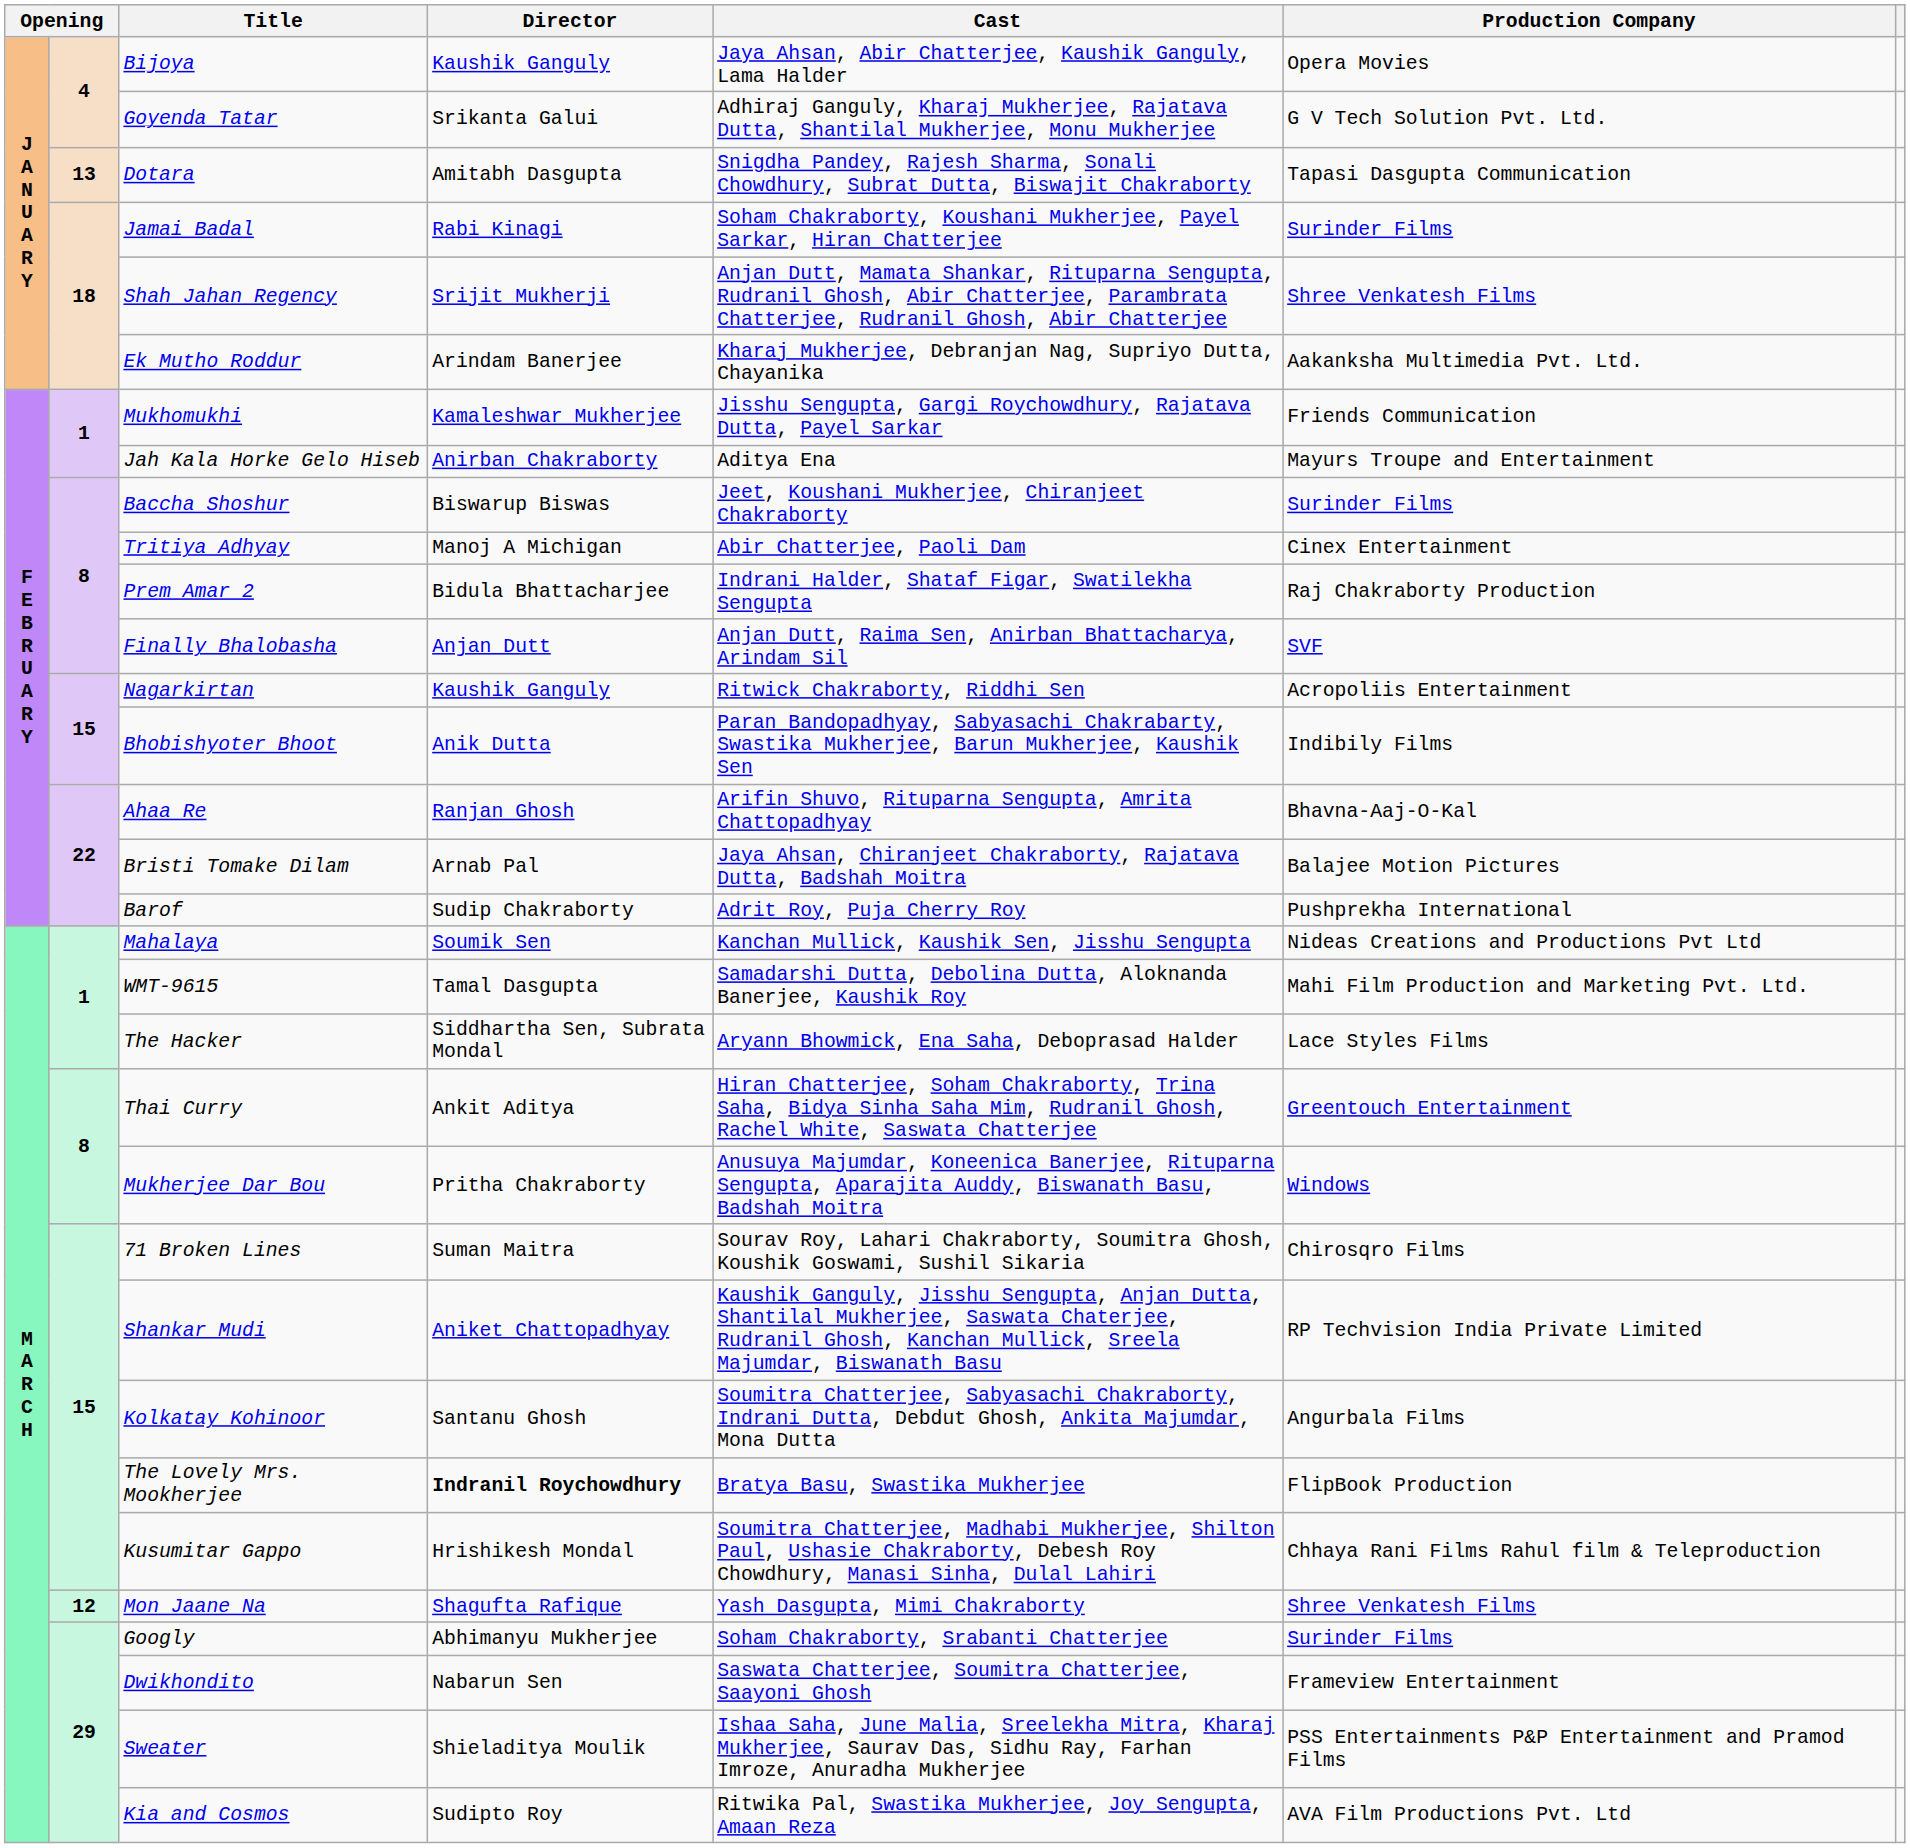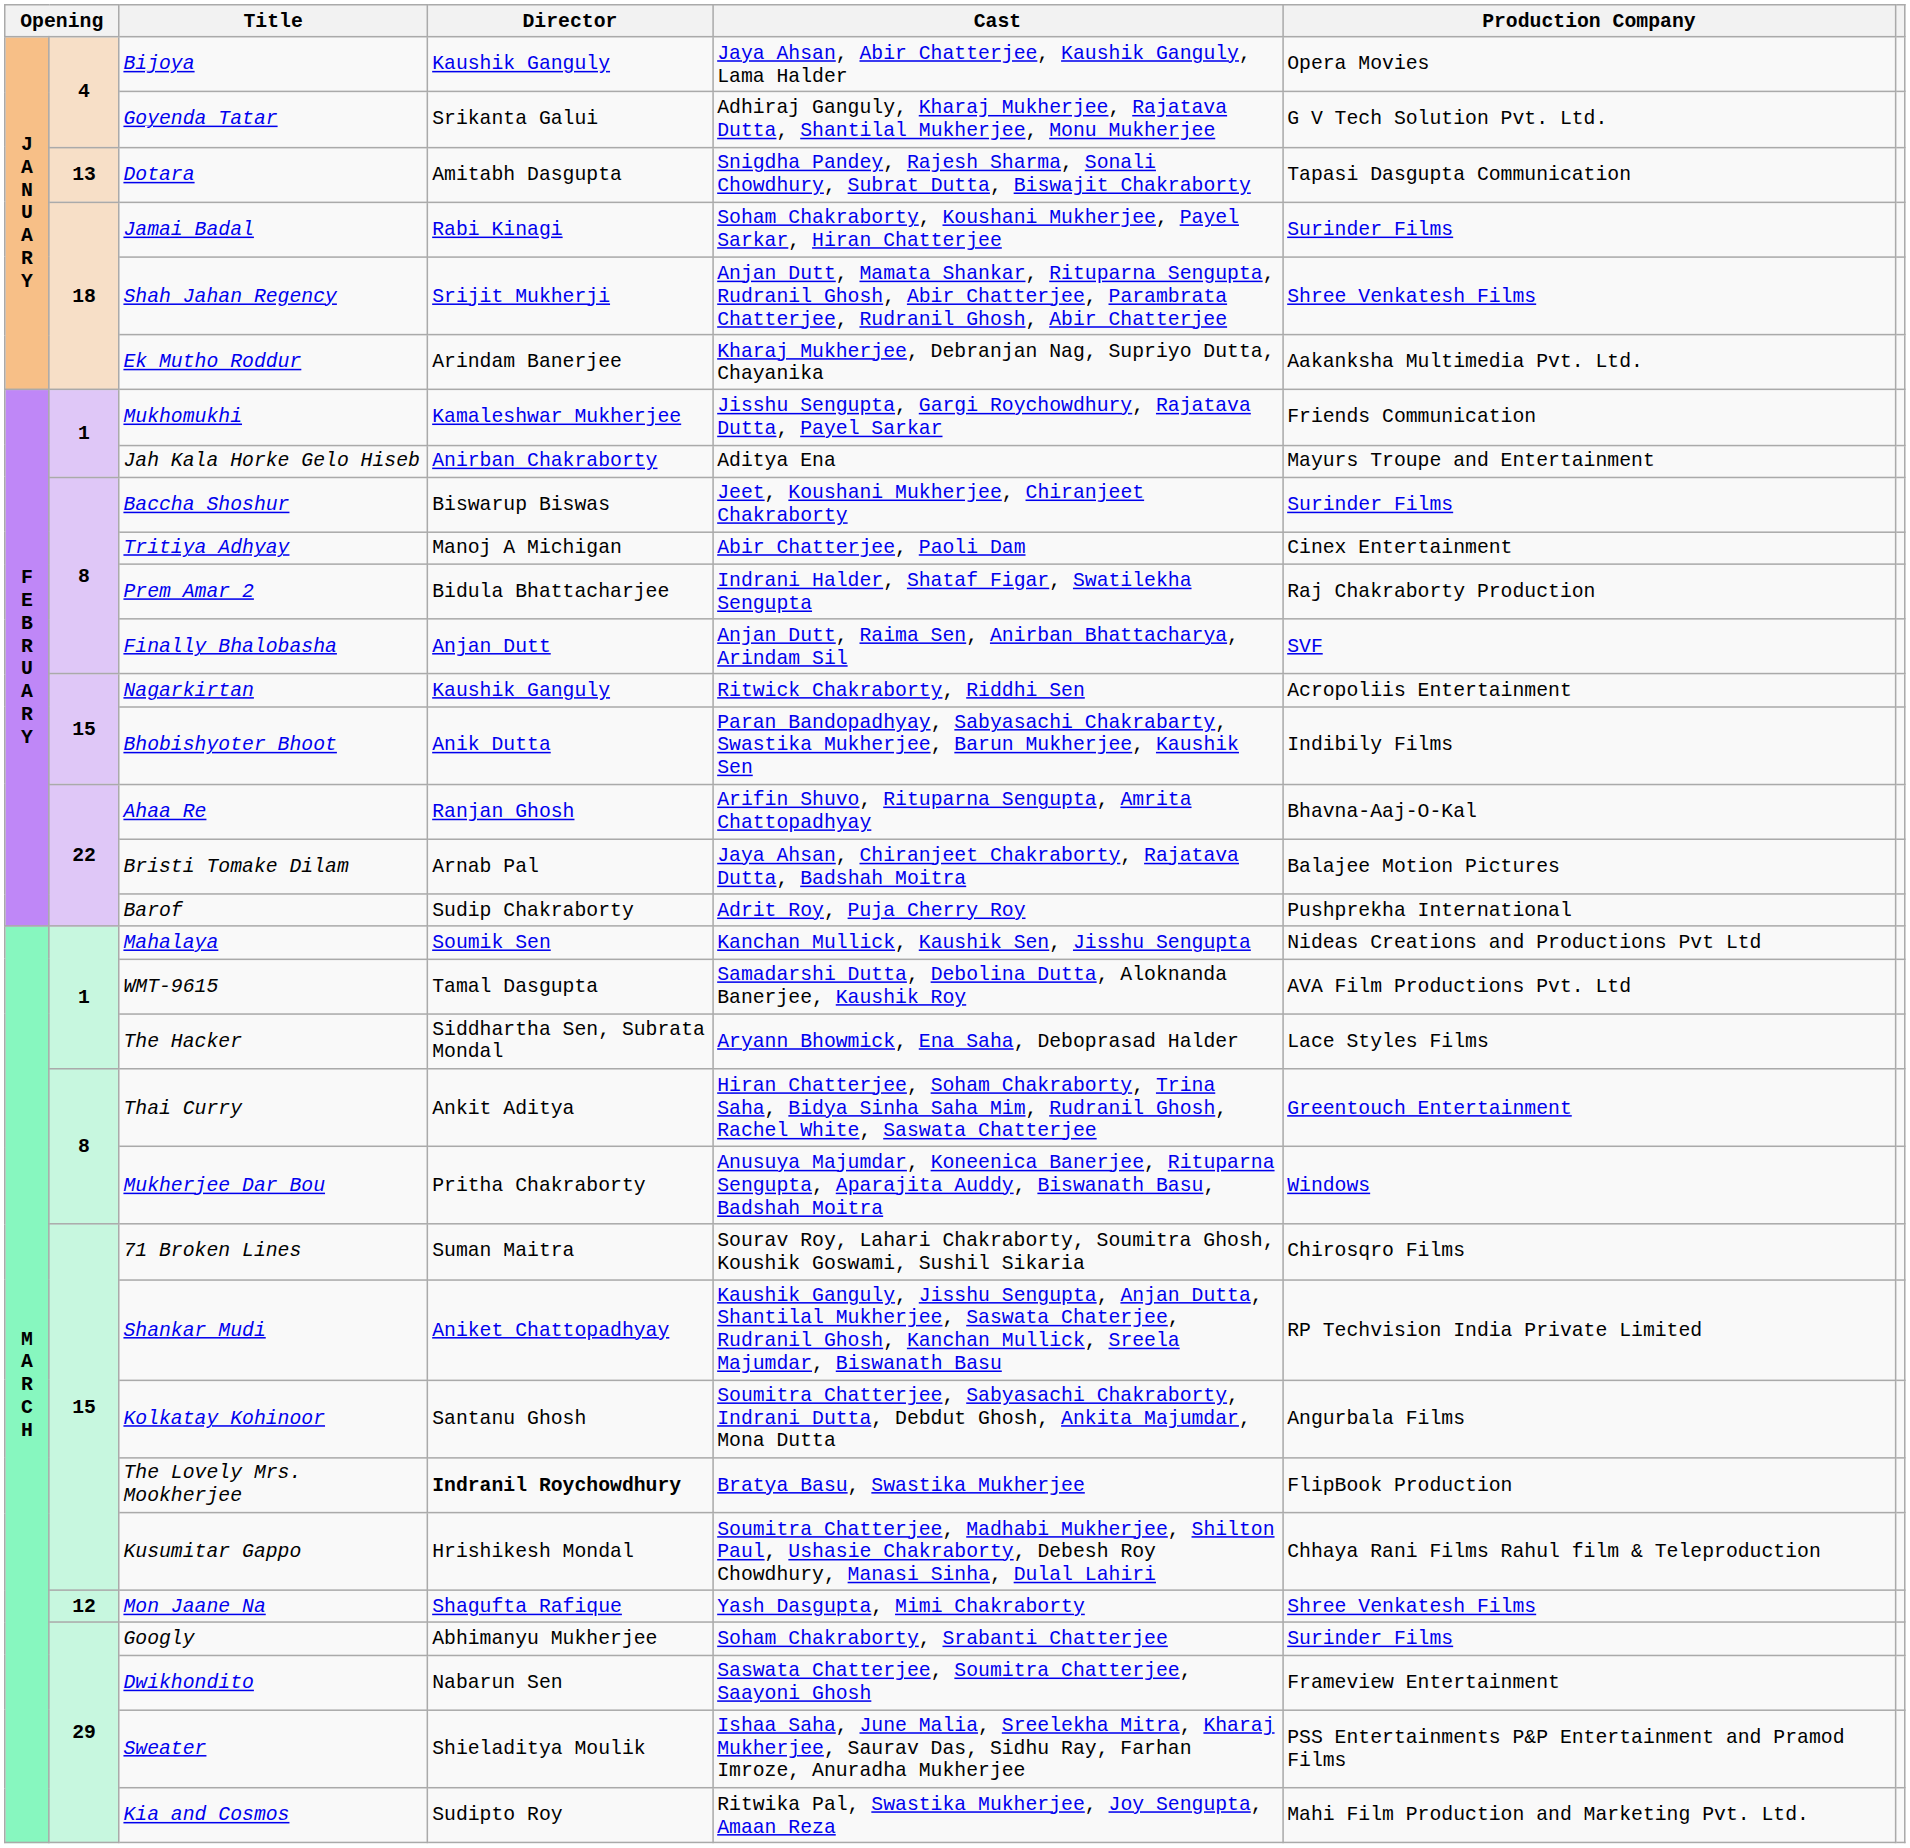(1548, 986) Mahi Film Production and Marketing Pvt. Ltd. -> (1459, 986) AVA Film Productions Pvt. Ltd
(1459, 1815) AVA Film Productions Pvt. Ltd -> (1548, 1815) Mahi Film Production and Marketing Pvt. Ltd.
